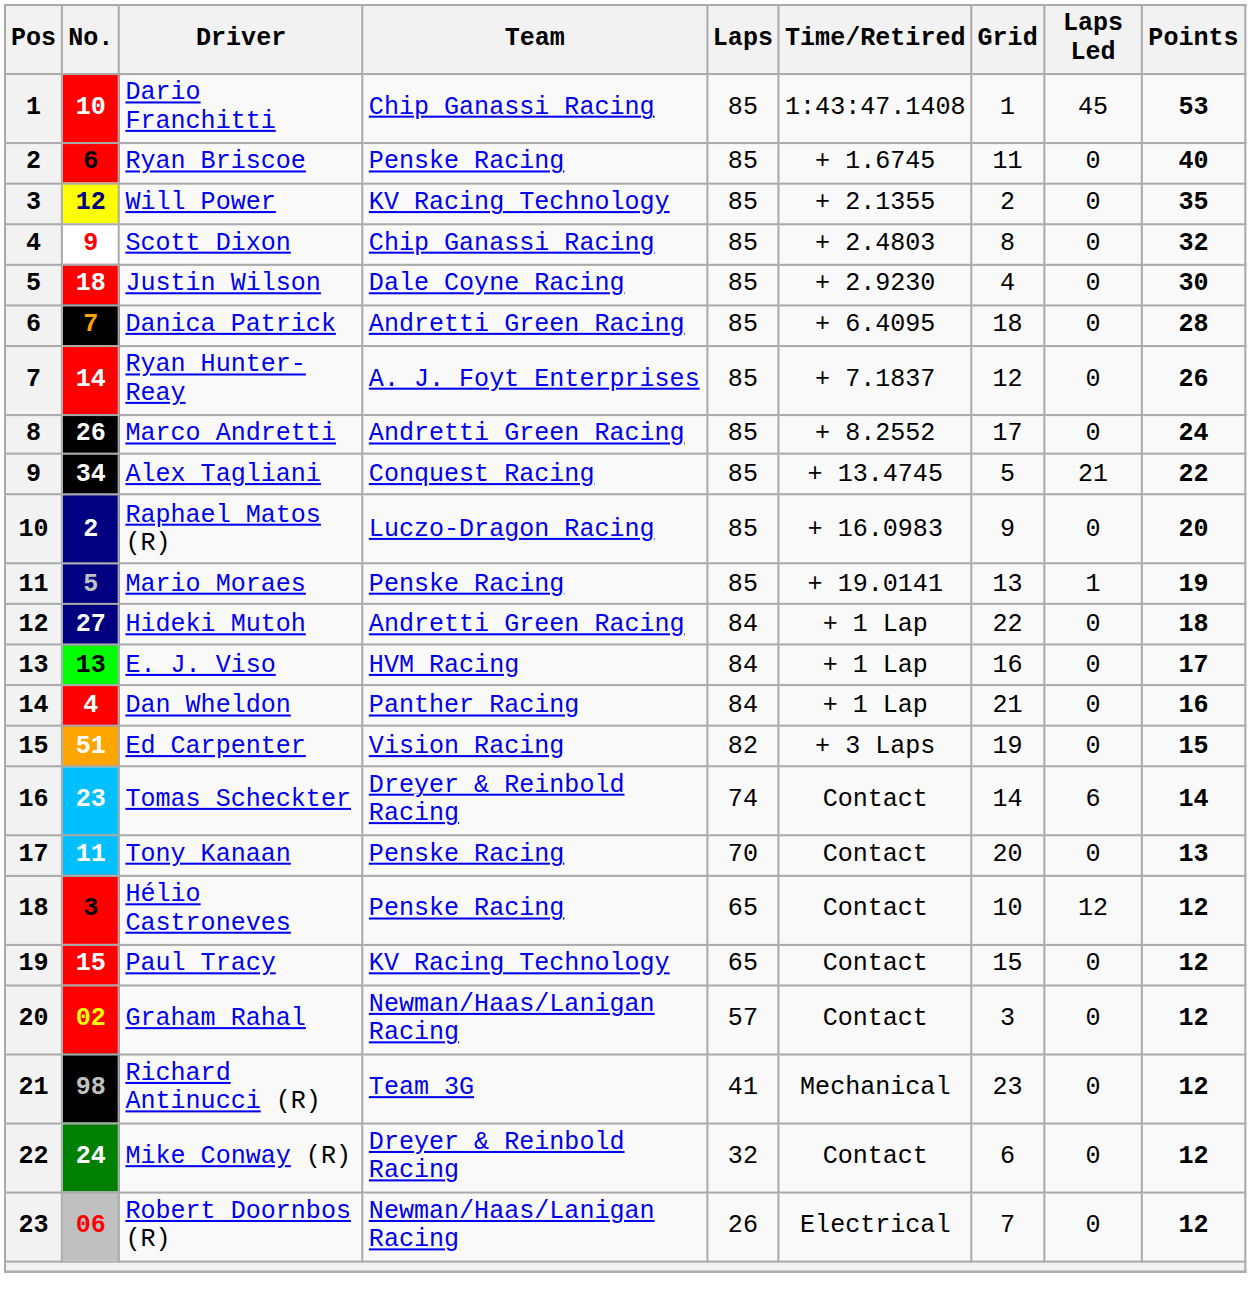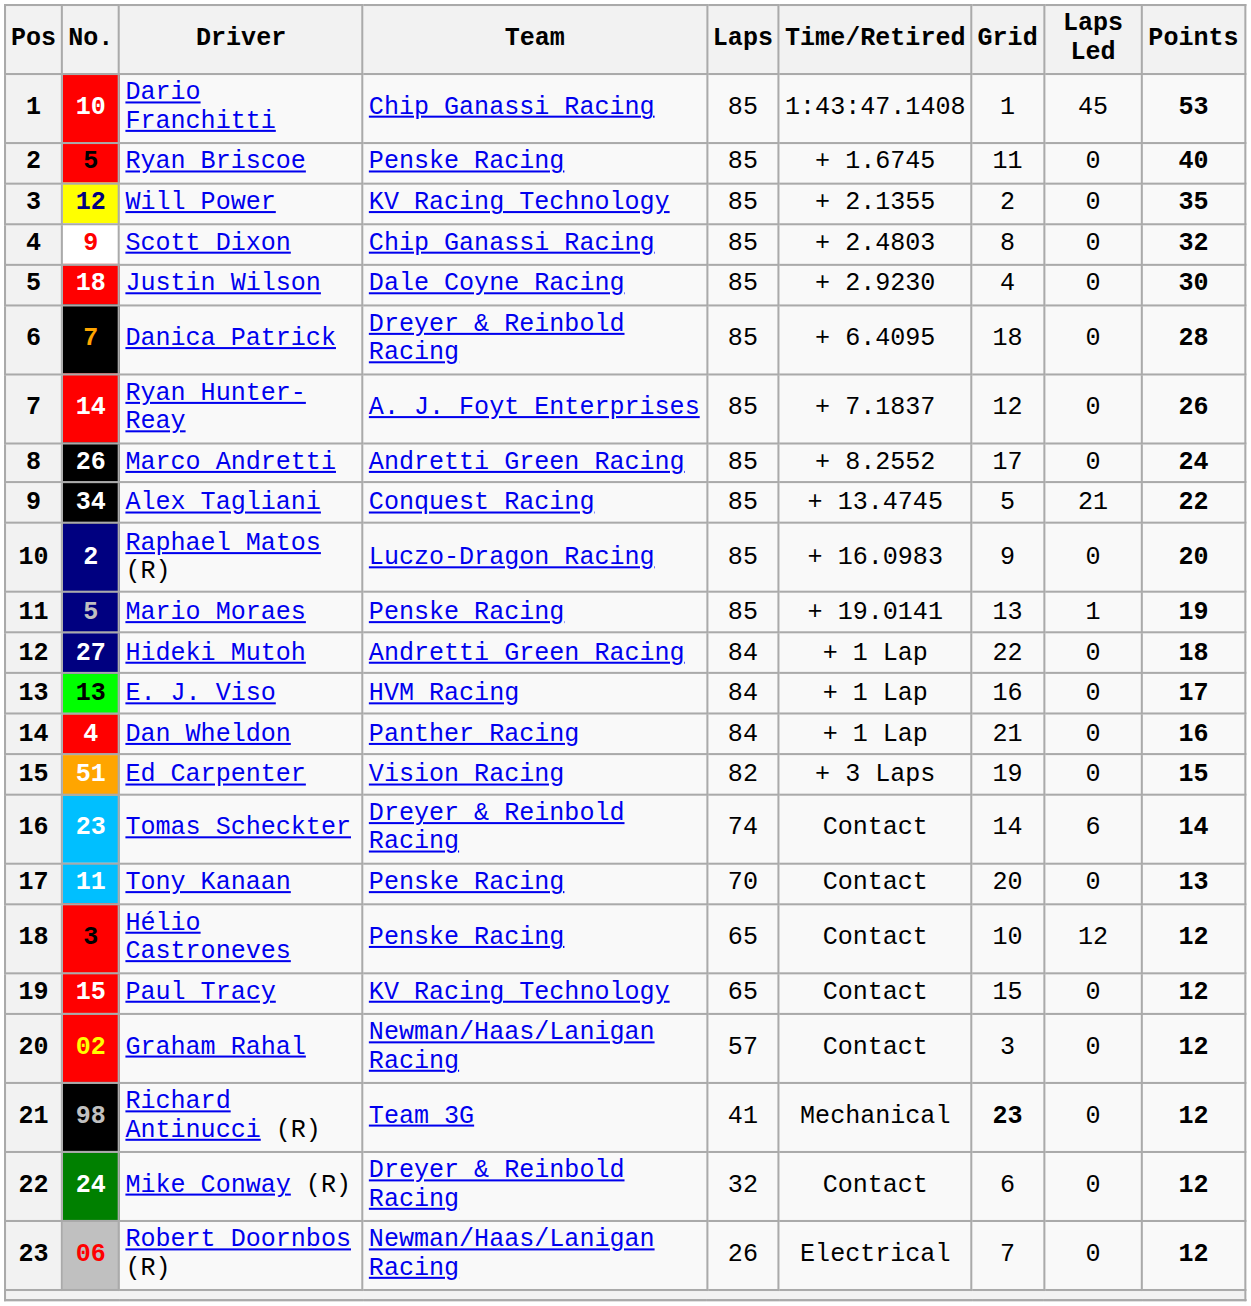(91, 163) 6 -> (91, 163) 5
(527, 325) Andretti Green Racing -> (497, 339) Dreyer & Reinbold Racing
(1008, 1089) normal -> (1008, 1117) bold
